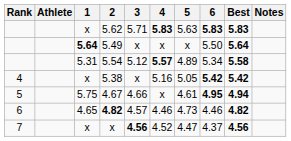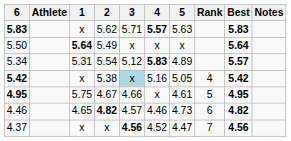columns swapped: (19, 12) <-> (212, 12)
(162, 29) 5.83 -> (157, 29) 5.57
(162, 62) 5.57 -> (157, 62) 5.83
(238, 62) 5.58 -> (238, 62) 5.57
(137, 78) no background -> (132, 78) lightblue background
(238, 95) 4.94 -> (238, 95) 4.95
